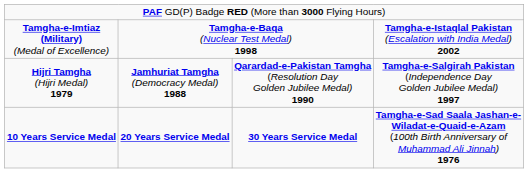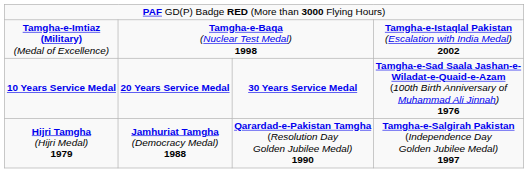rows swapped: (61, 137) <-> (61, 82)
